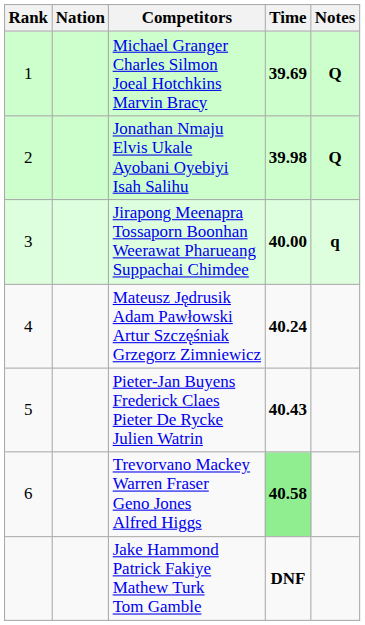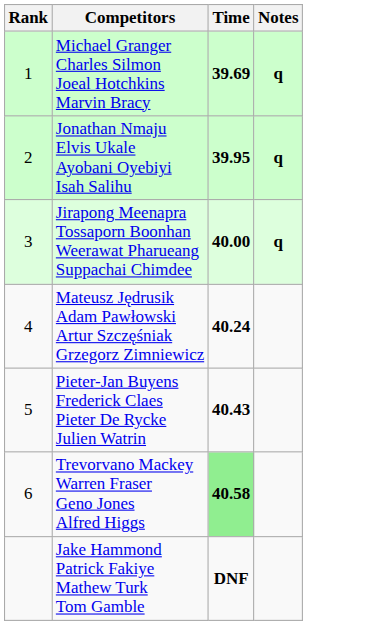- column: (80, 17)
(335, 73) Q -> (278, 73) q
(288, 157) 39.98 -> (231, 157) 39.95
(335, 157) Q -> (278, 157) q
